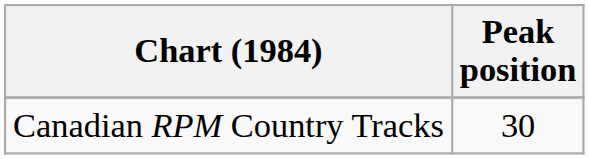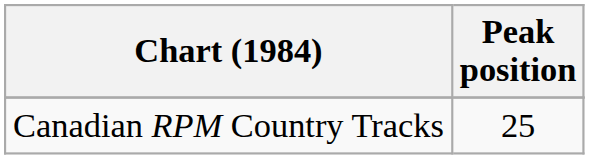(518, 125) 30 -> (518, 125) 25
